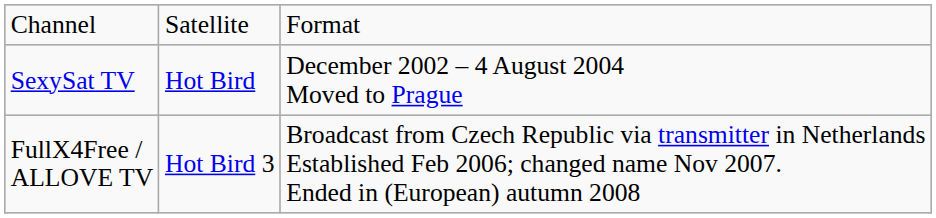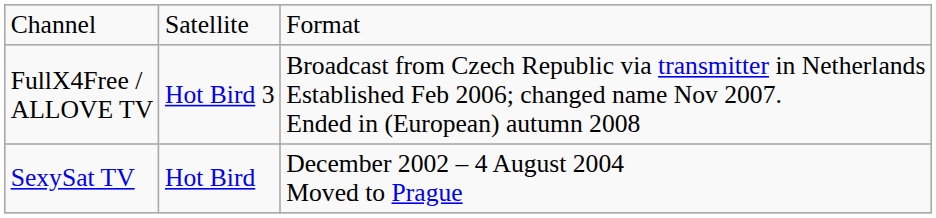rows swapped: (73, 79) <-> (82, 163)
